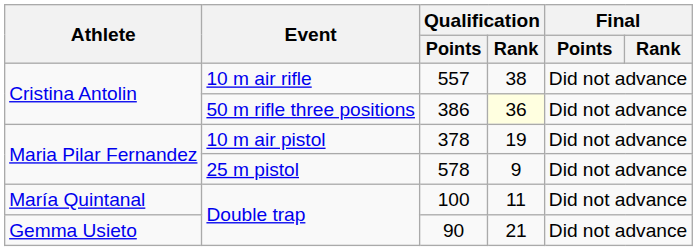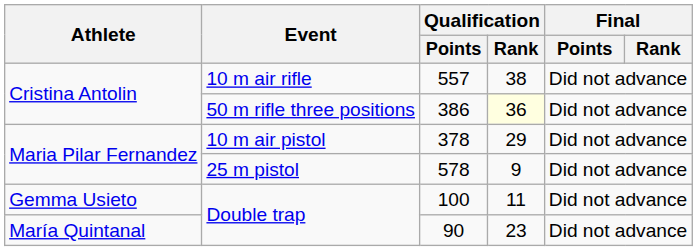(516, 140) 19 -> (516, 140) 29
(77, 200) María Quintanal -> (73, 200) Gemma Usieto
(73, 230) Gemma Usieto -> (77, 230) María Quintanal
(516, 230) 21 -> (516, 230) 23
